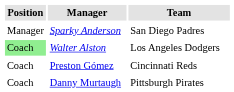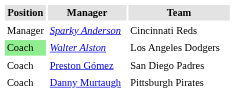(167, 30) San Diego Padres -> (164, 30) Cincinnati Reds
(164, 65) Cincinnati Reds -> (167, 65) San Diego Padres
